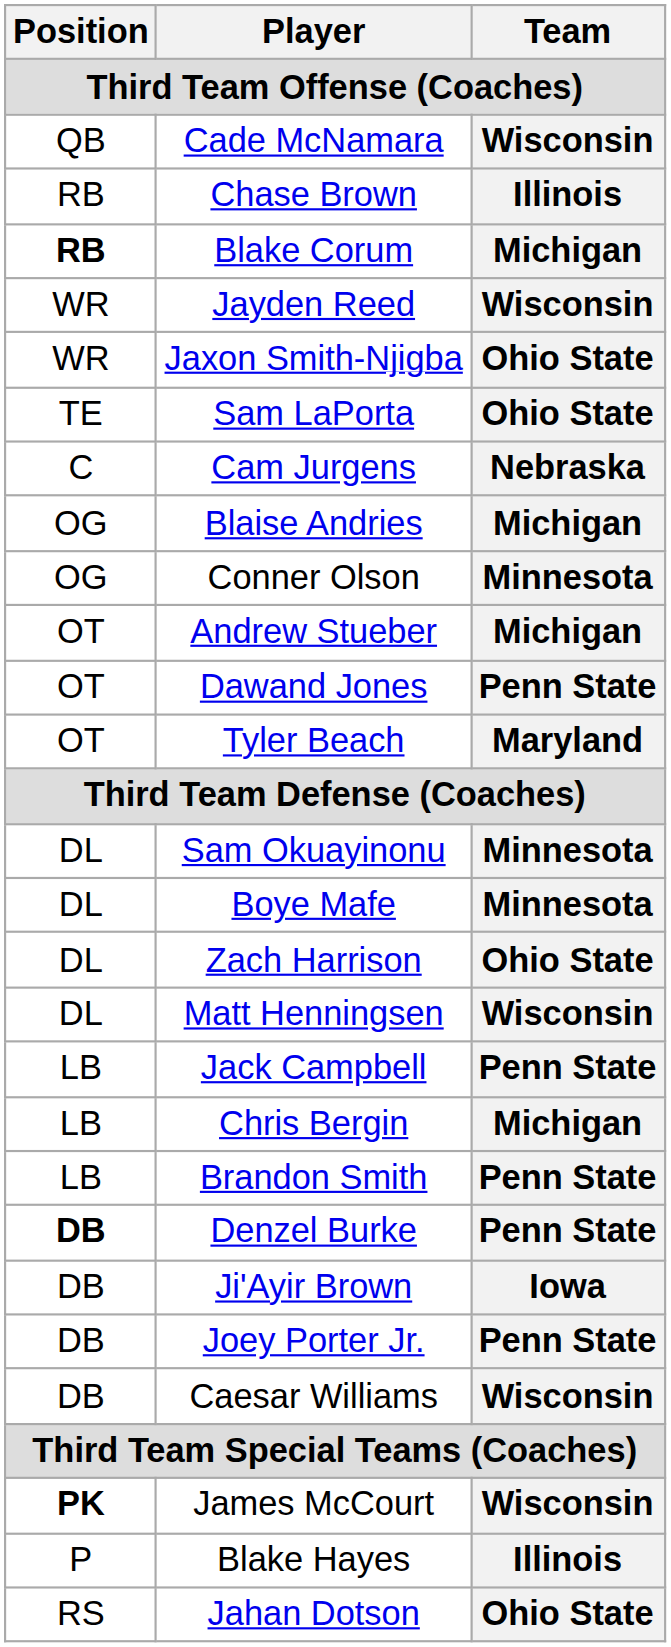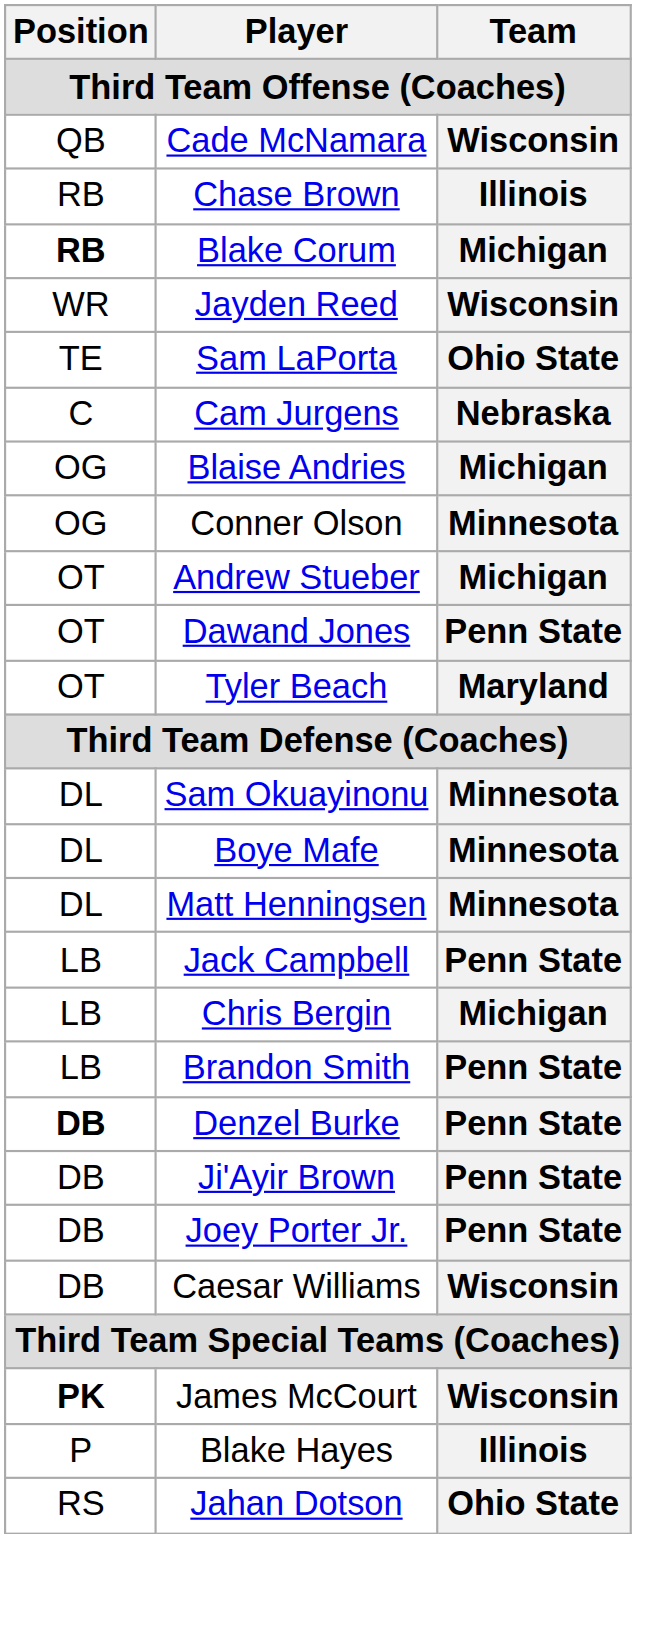- row: (314, 359)
- row: (314, 959)
(568, 1013) Wisconsin -> (533, 904) Minnesota
(568, 1286) Iowa -> (533, 1177) Penn State
